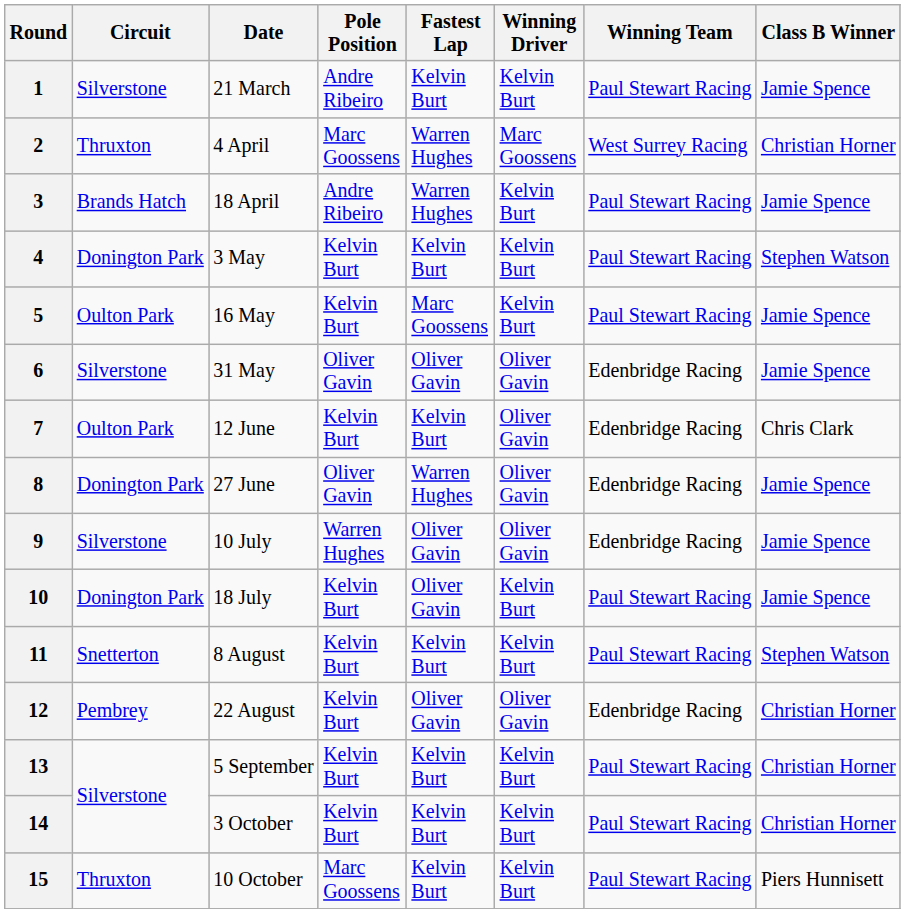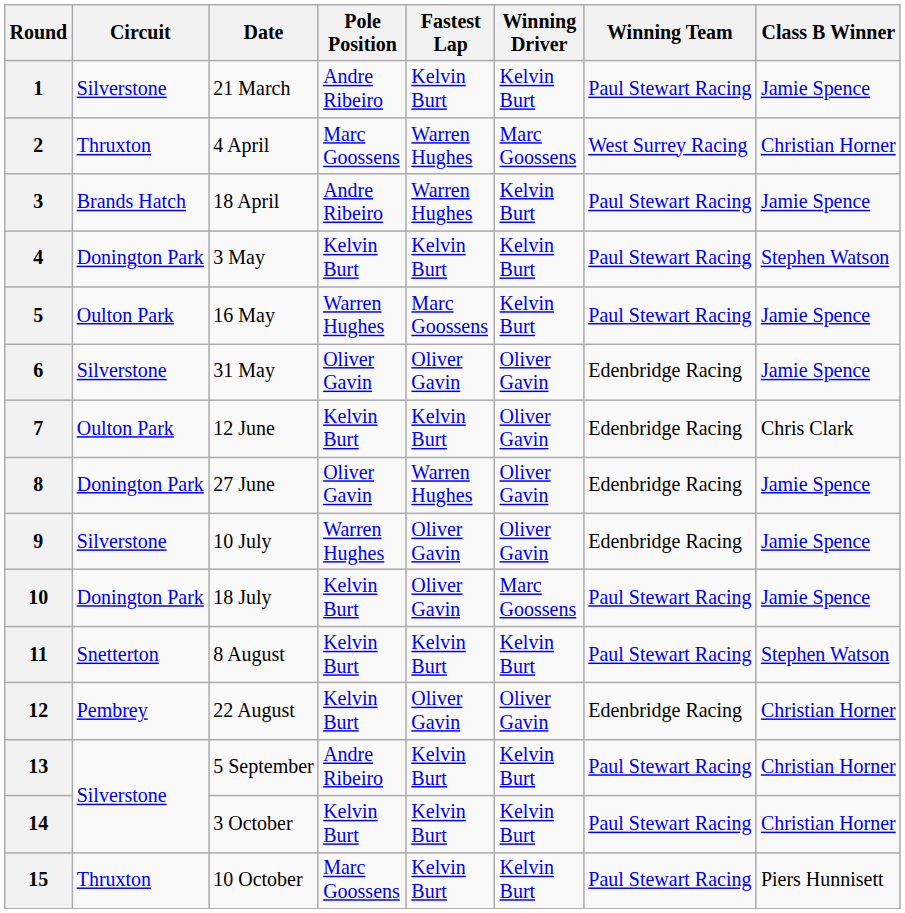(350, 314) Kelvin Burt -> (354, 314) Warren Hughes
(527, 597) Kelvin Burt -> (538, 597) Marc Goossens
(350, 766) Kelvin Burt -> (353, 766) Andre Ribeiro
